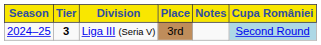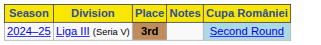- column: (66, 14)
(175, 31) normal -> (150, 31) bold
